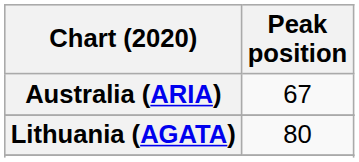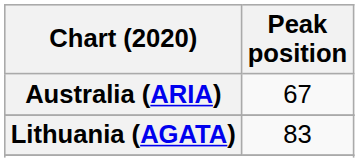(297, 134) 80 -> (297, 134) 83
